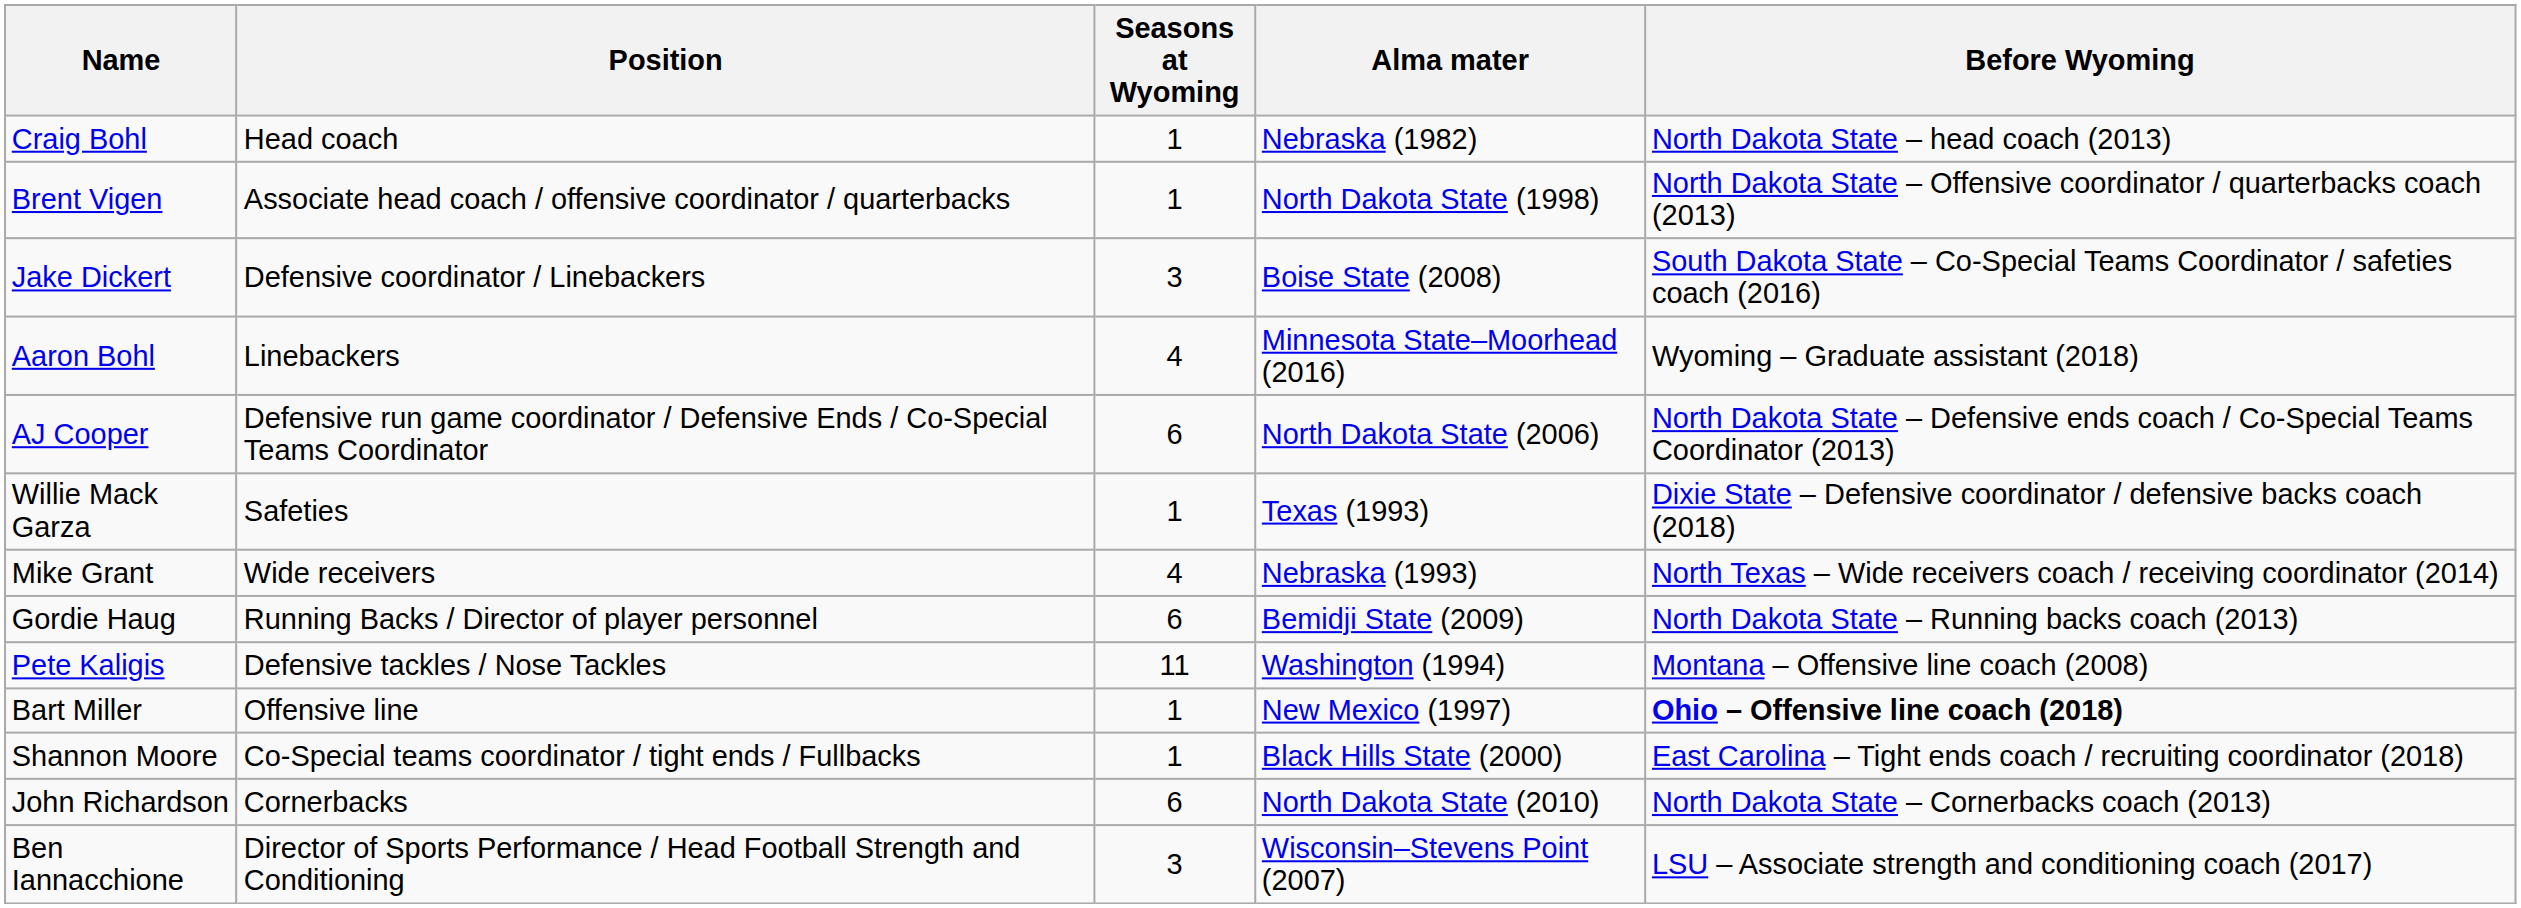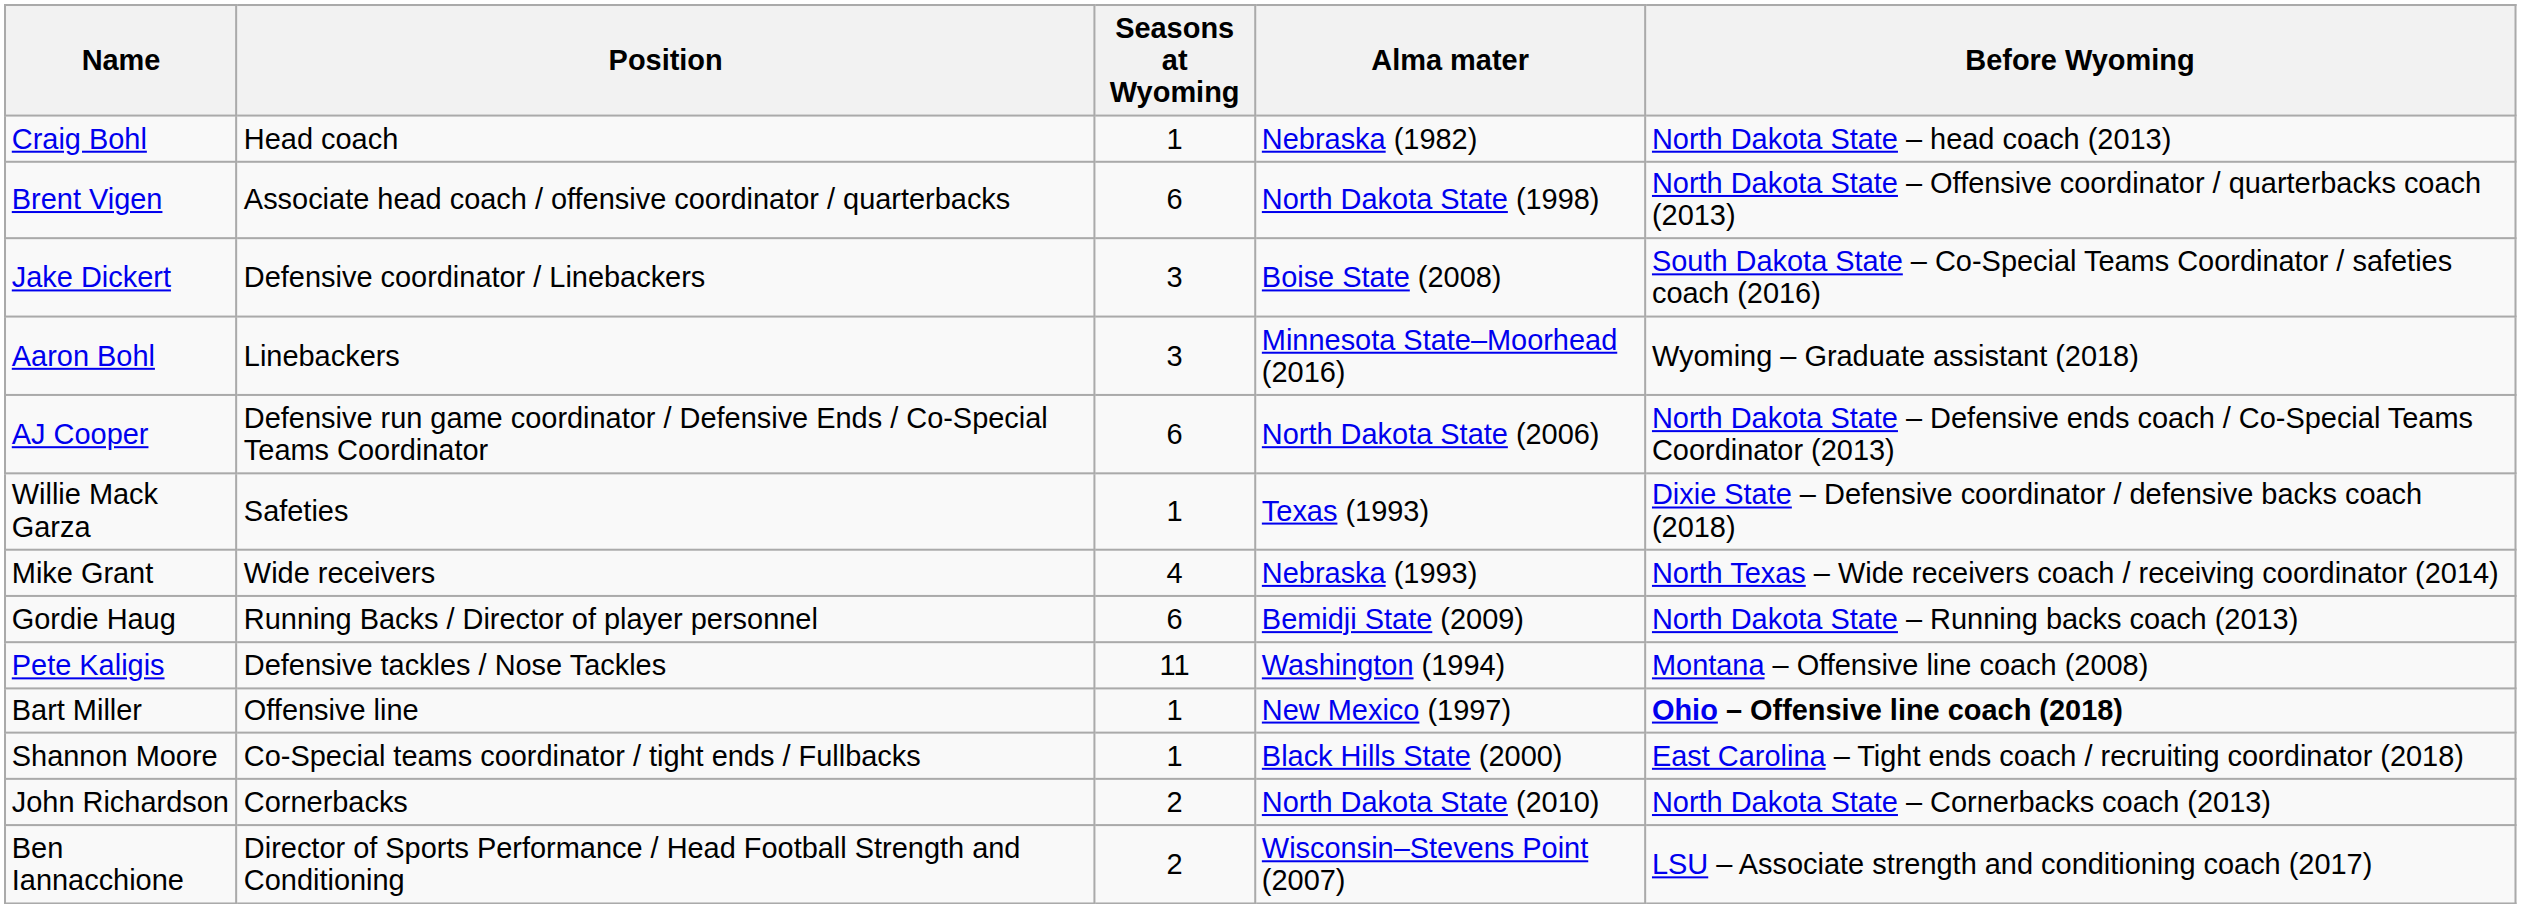(1175, 200) 1 -> (1175, 200) 6
(1175, 356) 4 -> (1175, 356) 3
(1175, 802) 6 -> (1175, 802) 2
(1175, 864) 3 -> (1175, 864) 2
